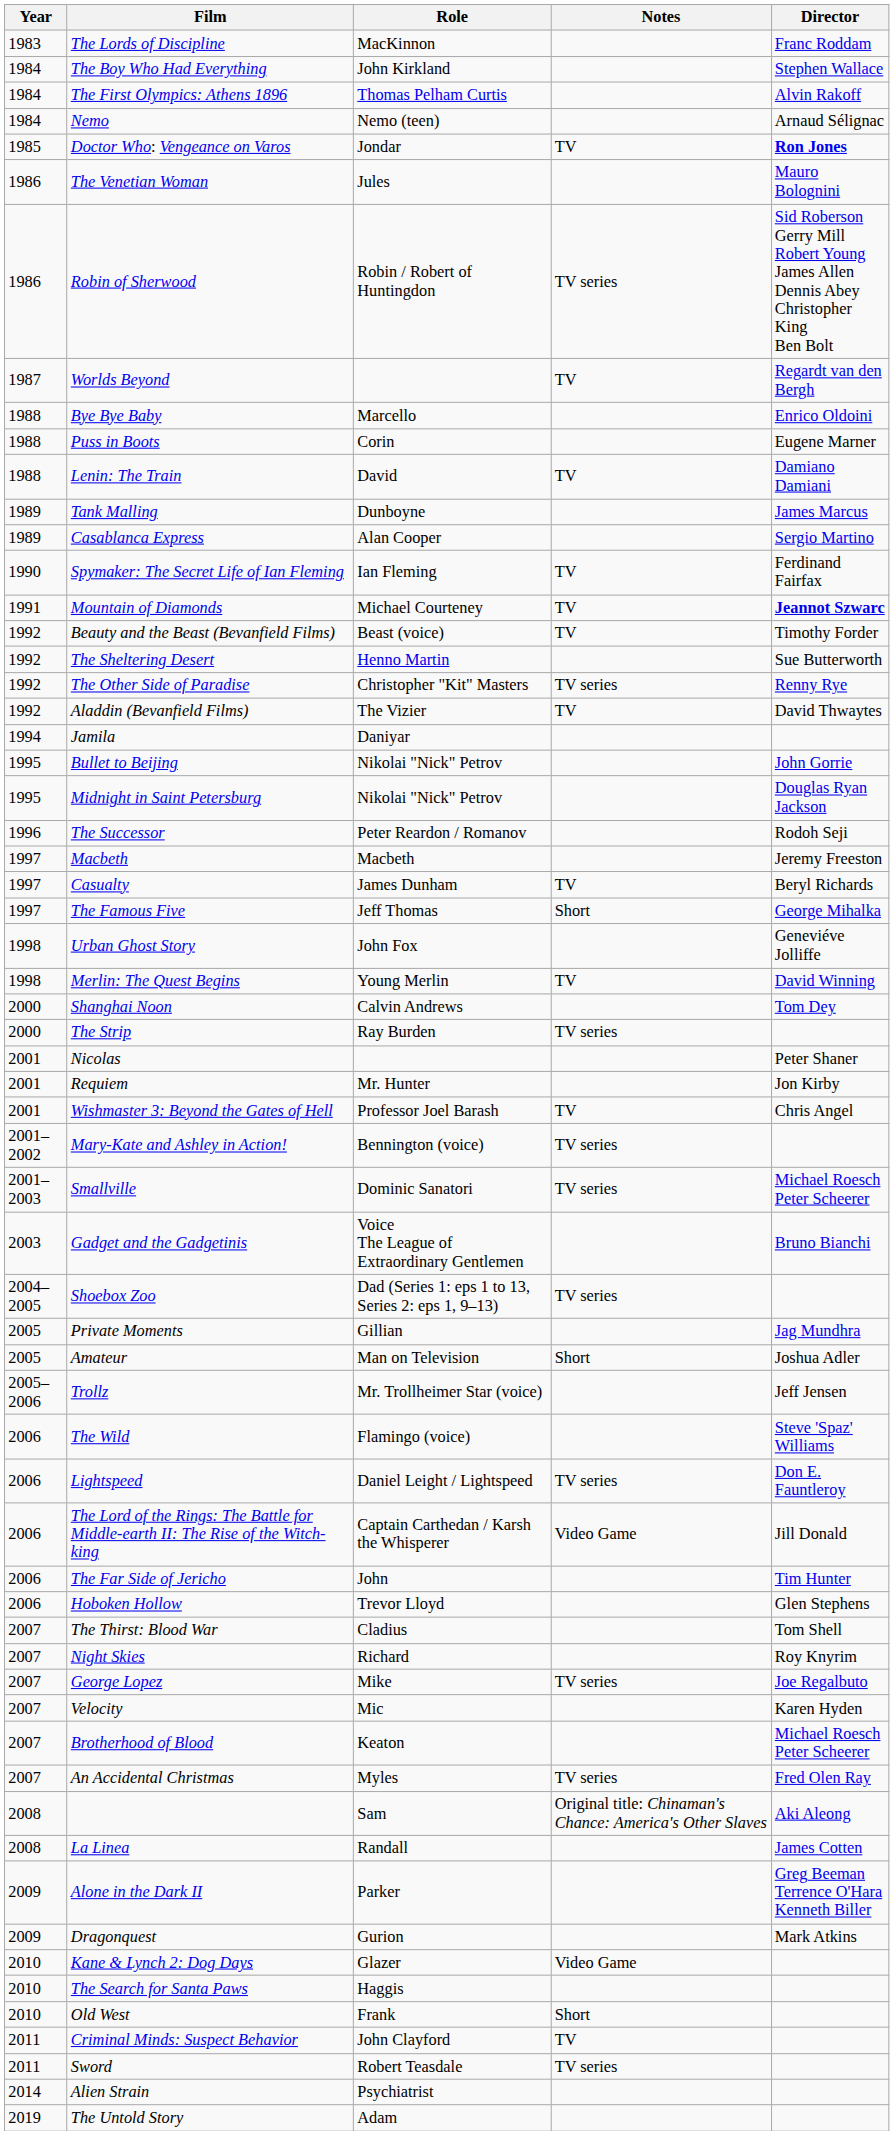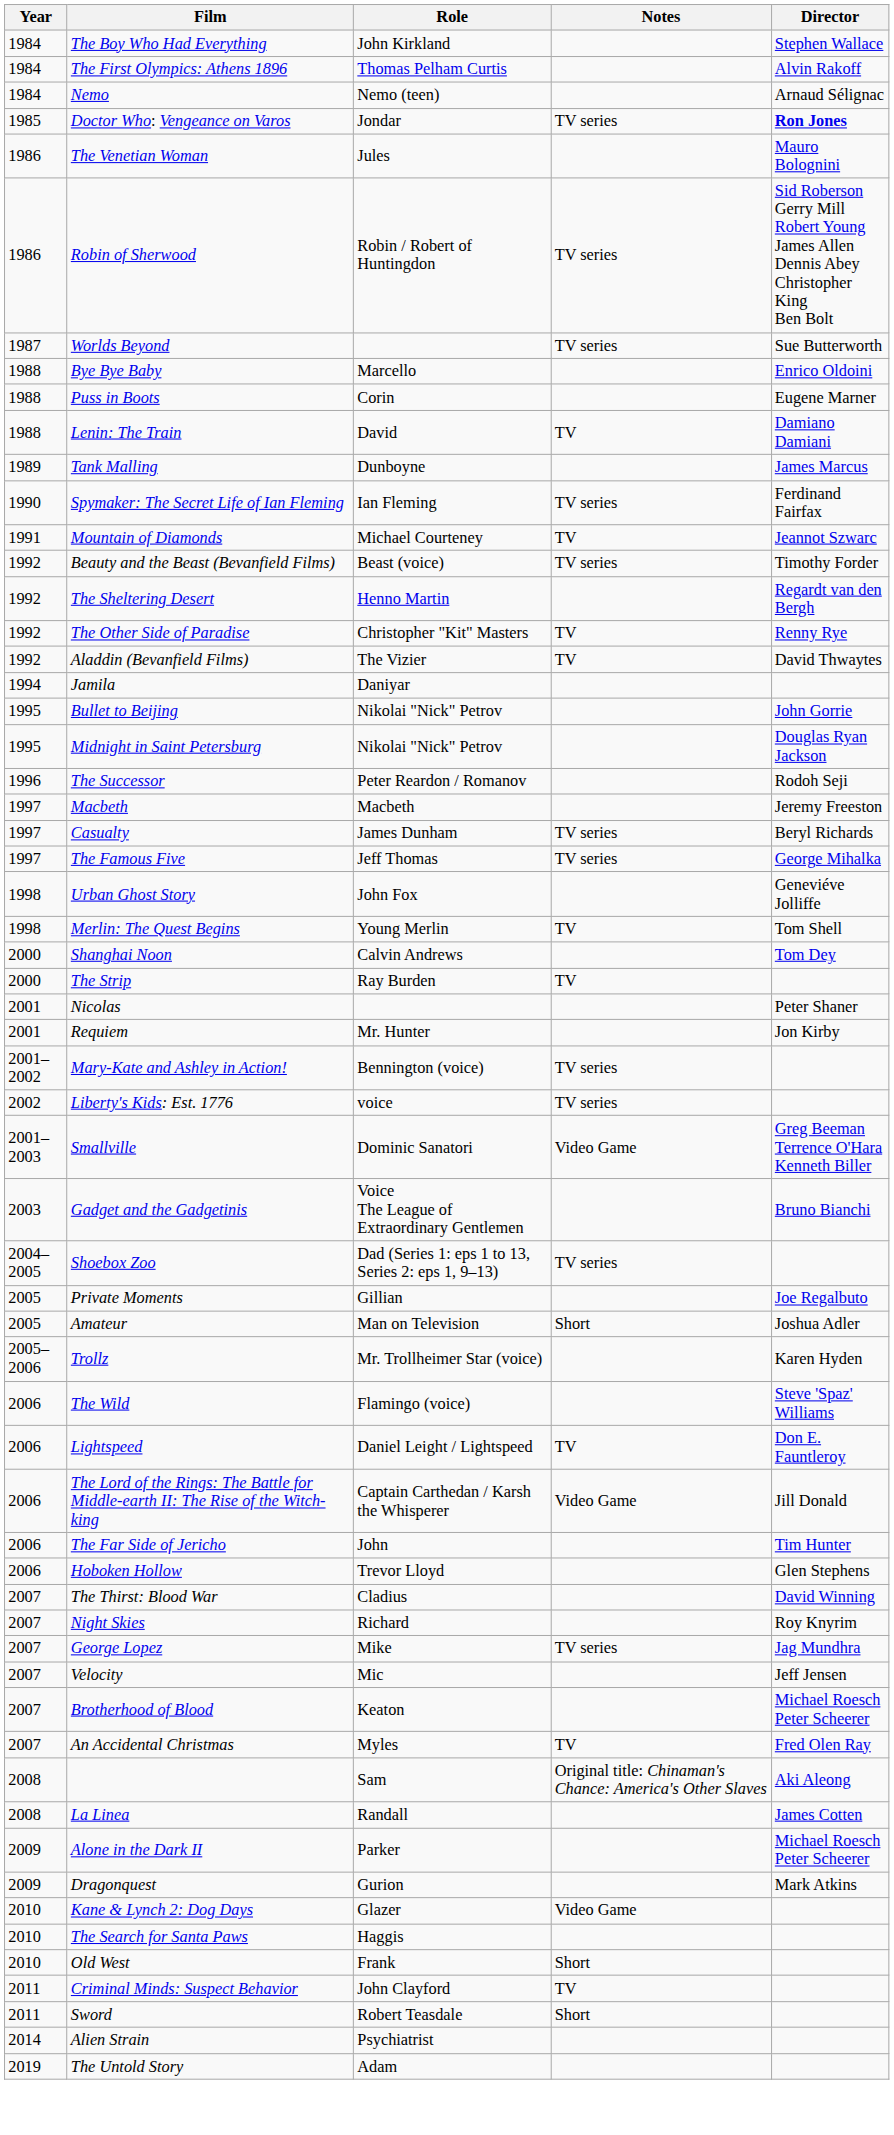- row: (148, 43)
(566, 146) TV -> (586, 120) TV series
(566, 380) TV -> (586, 345) TV series
(828, 380) Regardt van den Bergh -> (829, 345) Sue Butterworth
- row: (137, 537)
(566, 572) TV -> (586, 502) TV series
(830, 607) bold -> (826, 537) normal
(566, 633) TV -> (586, 563) TV series
(829, 659) Sue Butterworth -> (828, 598) Regardt van den Bergh
(586, 685) TV series -> (566, 633) TV
(566, 884) TV -> (586, 833) TV series
(572, 910) Short -> (586, 858) TV series
(825, 980) David Winning -> (808, 929) Tom Shell
(586, 1032) TV series -> (566, 980) TV
- row: (202, 1110)
+ row: (152, 1102)
(586, 1189) TV series -> (596, 1146) Video Game
(828, 1189) Michael Roesch Peter Scheerer -> (829, 1146) Greg Beeman Terrence O'Hara Kenneth Biller
(818, 1331) Jag Mundhra -> (821, 1298) Joe Regalbuto
(811, 1392) Jeff Jensen -> (819, 1358) Karen Hyden
(586, 1480) TV series -> (566, 1447) TV
(808, 1630) Tom Shell -> (825, 1596) David Winning
(821, 1682) Joe Regalbuto -> (818, 1648) Jag Mundhra
(819, 1707) Karen Hyden -> (811, 1674) Jeff Jensen
(586, 1778) TV series -> (566, 1744) TV
(829, 1892) Greg Beeman Terrence O'Hara Kenneth Biller -> (828, 1849) Michael Roesch Peter Scheerer
(586, 2066) TV series -> (572, 2014) Short
